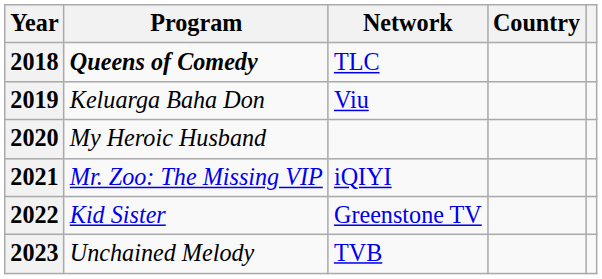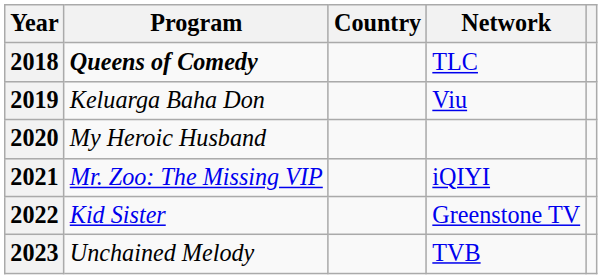columns swapped: (408, 23) <-> (537, 23)
